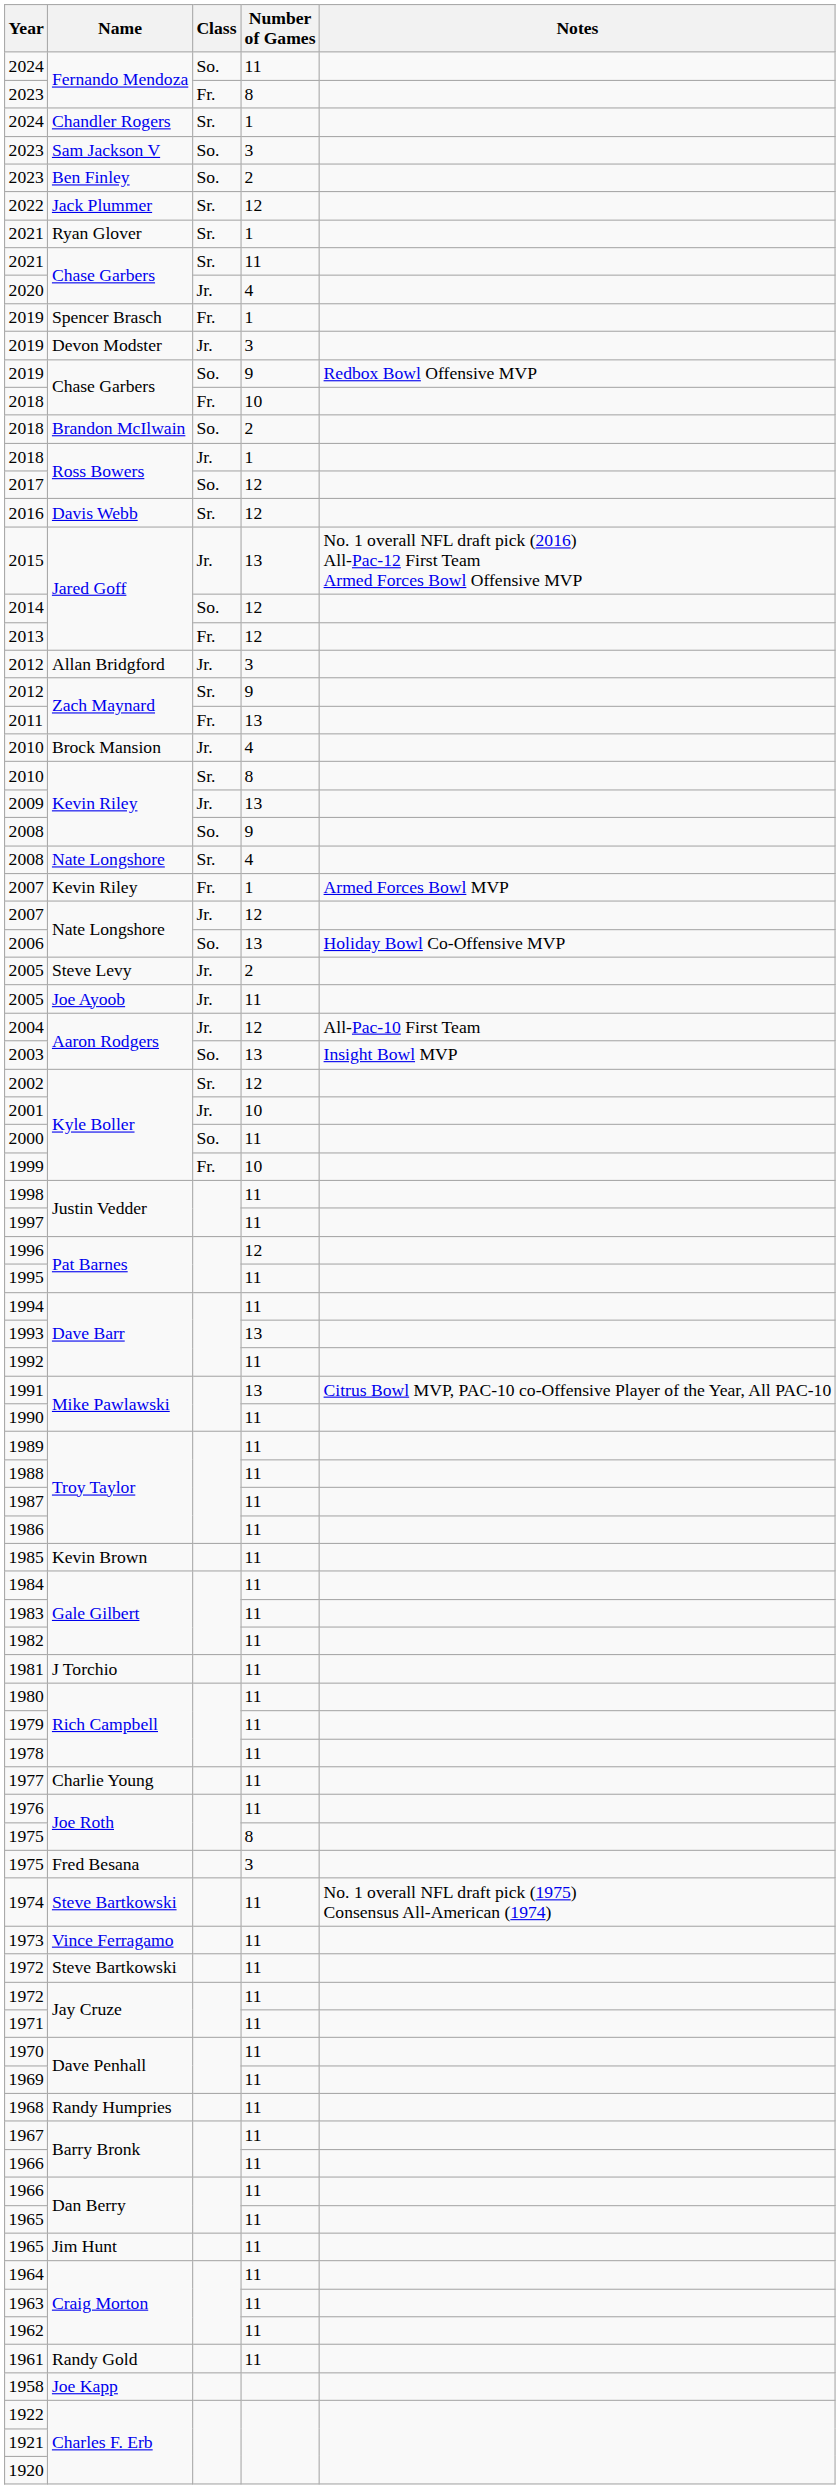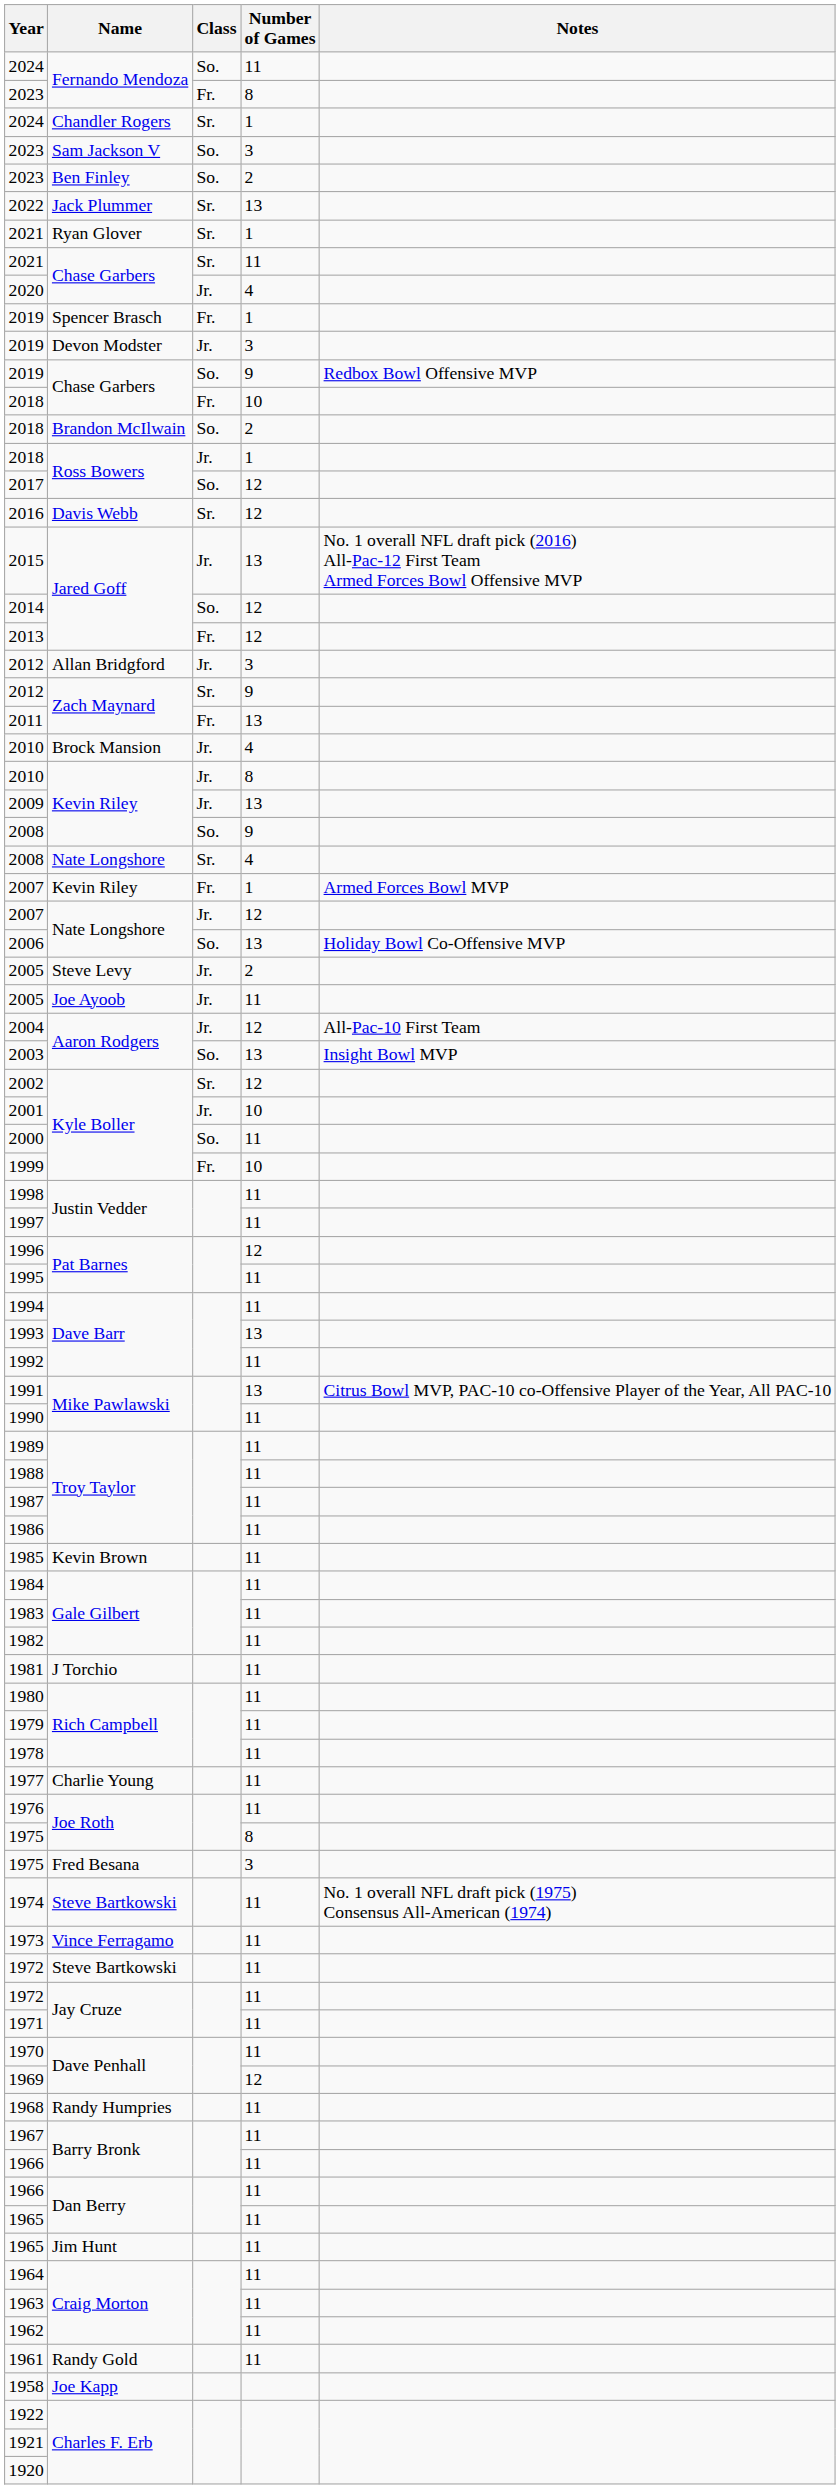(253, 205) 12 -> (253, 205) 13
(206, 775) Sr. -> (204, 775) Jr.
(253, 2079) 11 -> (253, 2079) 12
